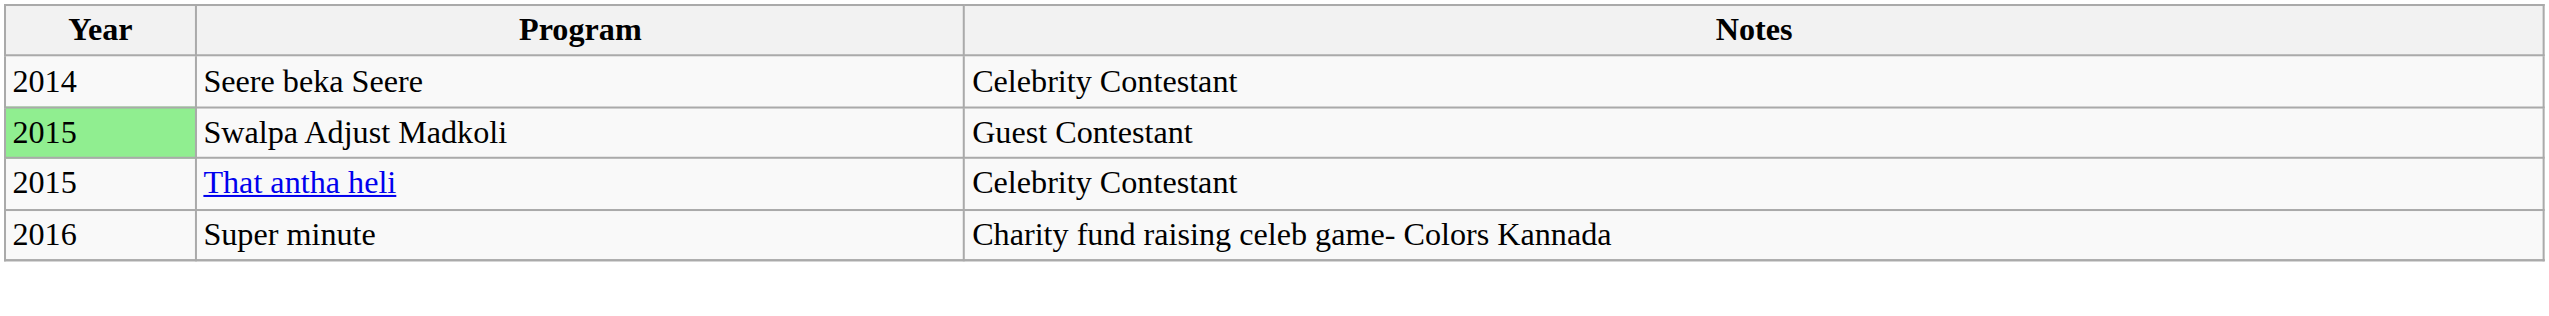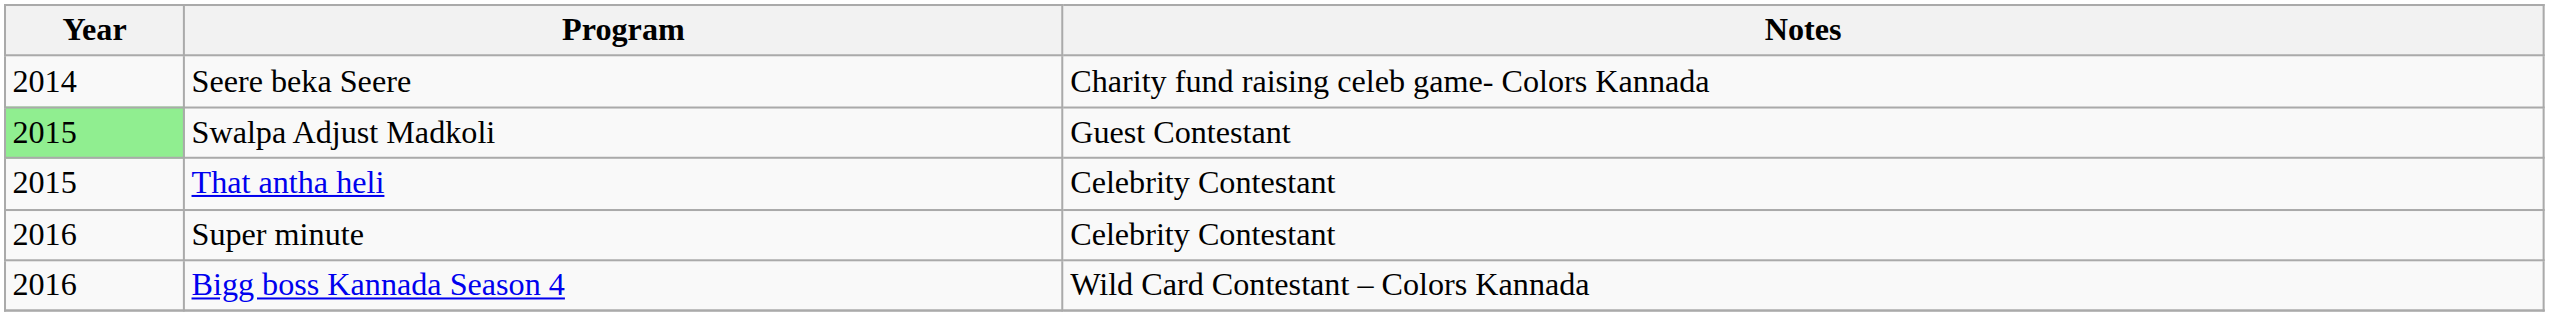(1105, 81) Celebrity Contestant -> (1390, 81) Charity fund raising celeb game- Colors Kannada
(1292, 234) Charity fund raising celeb game- Colors Kannada -> (1203, 234) Celebrity Contestant
+ row: (378, 285)
